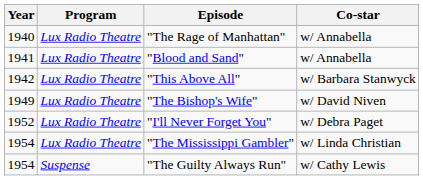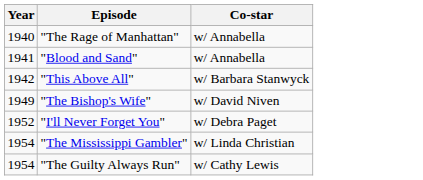- column: (91, 15)
